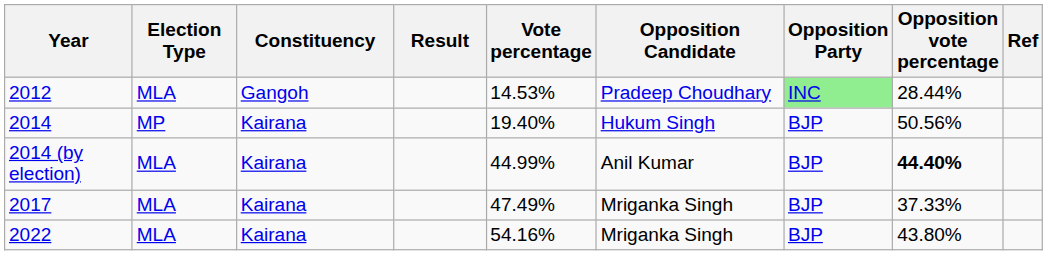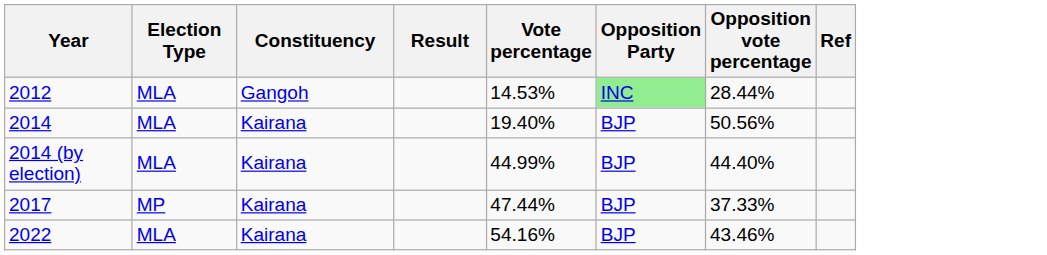- column: (690, 41)
(151, 122) MP -> (156, 122) MLA
(930, 163) bold -> (742, 163) normal
(156, 204) MLA -> (151, 204) MP
(523, 204) 47.49% -> (523, 204) 47.44%
(930, 234) 43.80% -> (742, 234) 43.46%
